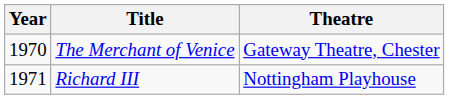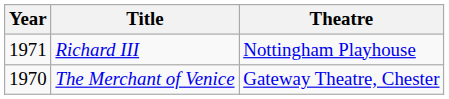rows swapped: (145, 49) <-> (97, 79)
